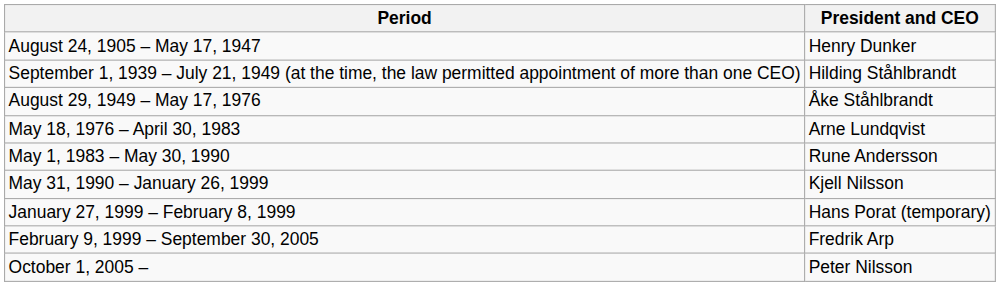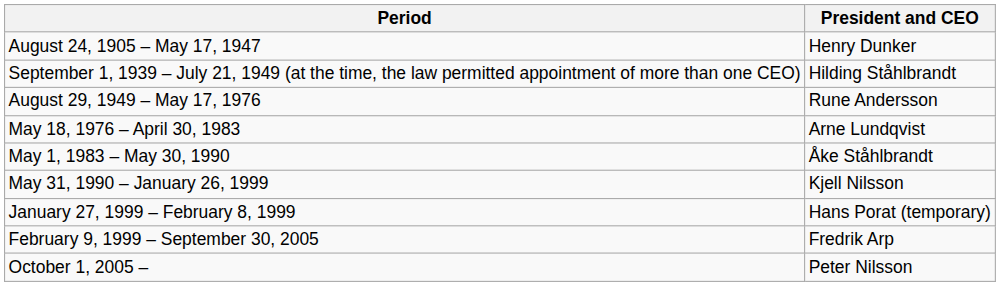(871, 101) Åke Ståhlbrandt -> (873, 101) Rune Andersson
(873, 156) Rune Andersson -> (871, 156) Åke Ståhlbrandt
